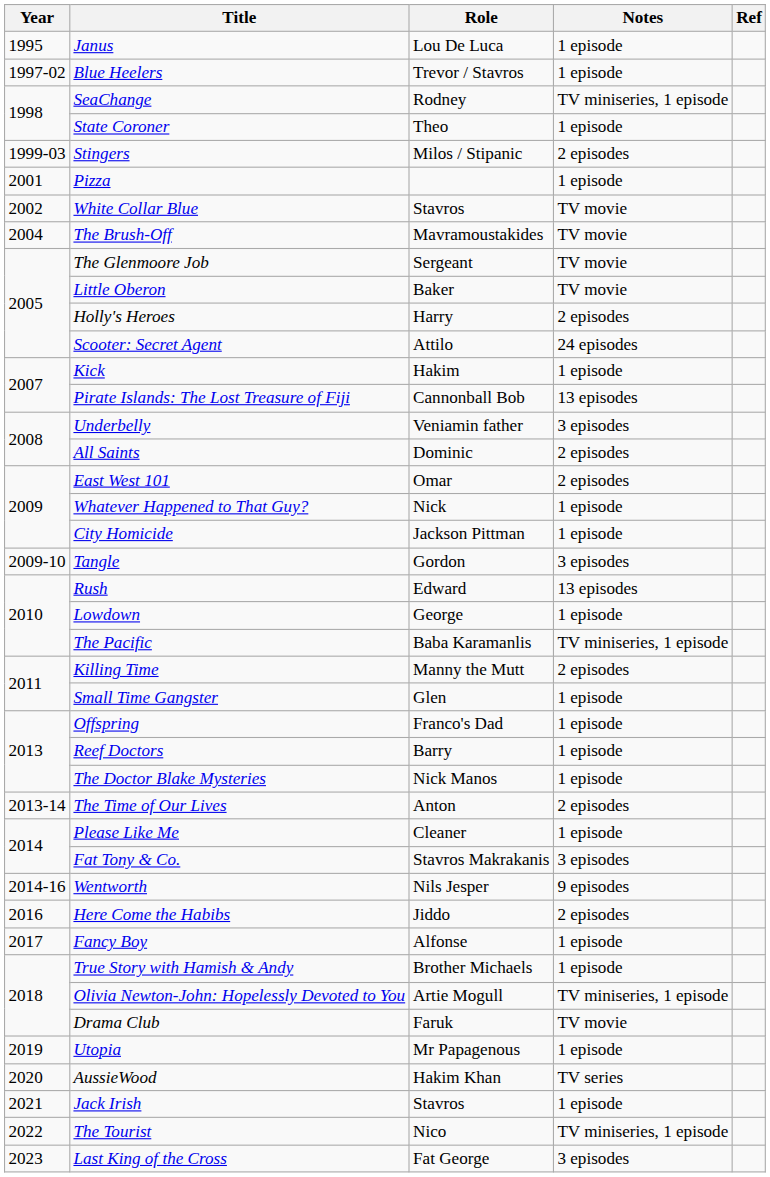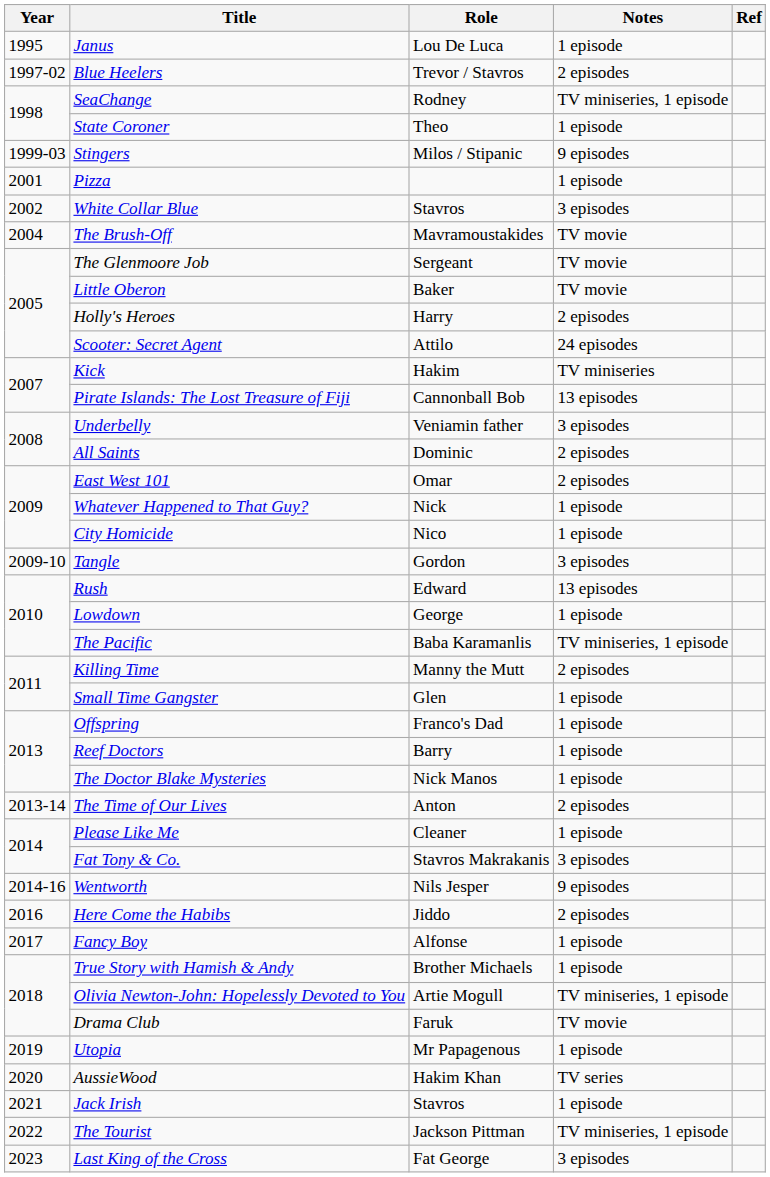(590, 72) 1 episode -> (593, 72) 2 episodes
(593, 153) 2 episodes -> (593, 153) 9 episodes
(592, 208) TV movie -> (593, 208) 3 episodes
(590, 371) 1 episode -> (606, 371) TV miniseries
(469, 533) Jackson Pittman -> (430, 533) Nico
(430, 1131) Nico -> (469, 1131) Jackson Pittman
